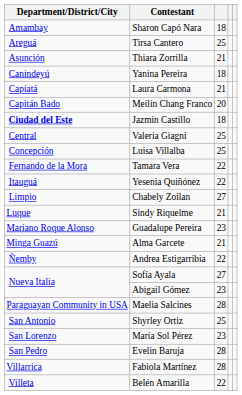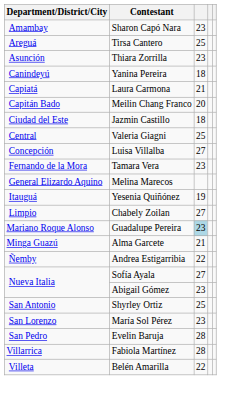(221, 28) 18 -> (201, 28) 23
(221, 58) 21 -> (201, 58) 23
(39, 120) bold -> (37, 120) normal
(221, 151) 25 -> (201, 151) 27
(221, 166) 22 -> (201, 166) 23
+ row: (142, 182)
(221, 182) 22 -> (201, 197) 19
- row: (163, 213)
(221, 228) no background -> (201, 228) lightblue background
- row: (162, 305)
